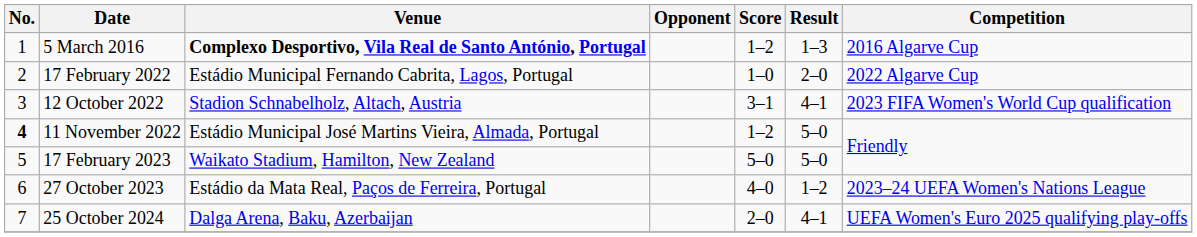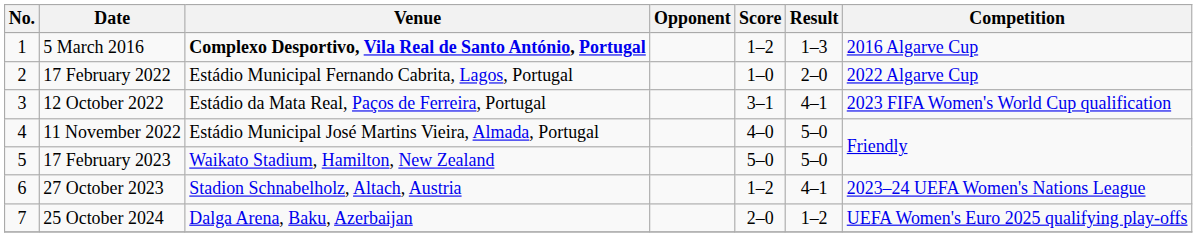(325, 103) Stadion Schnabelholz, Altach, Austria -> (368, 103) Estádio da Mata Real, Paços de Ferreira, Portugal
(22, 132) bold -> (22, 132) normal
(760, 132) 1–2 -> (760, 132) 4–0
(368, 189) Estádio da Mata Real, Paços de Ferreira, Portugal -> (325, 189) Stadion Schnabelholz, Altach, Austria
(760, 189) 4–0 -> (760, 189) 1–2
(814, 189) 1–2 -> (814, 189) 4–1
(814, 217) 4–1 -> (814, 217) 1–2
